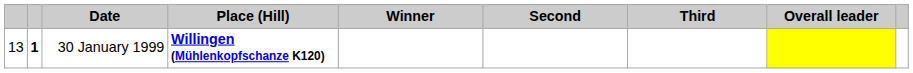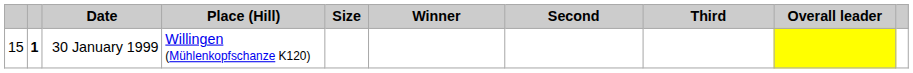+ column: (347, 15)
(16, 47) 13 -> (16, 47) 15
(248, 47) bold -> (238, 47) normal
